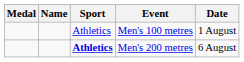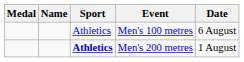(217, 31) 1 August -> (217, 31) 6 August
(217, 48) 6 August -> (217, 48) 1 August
